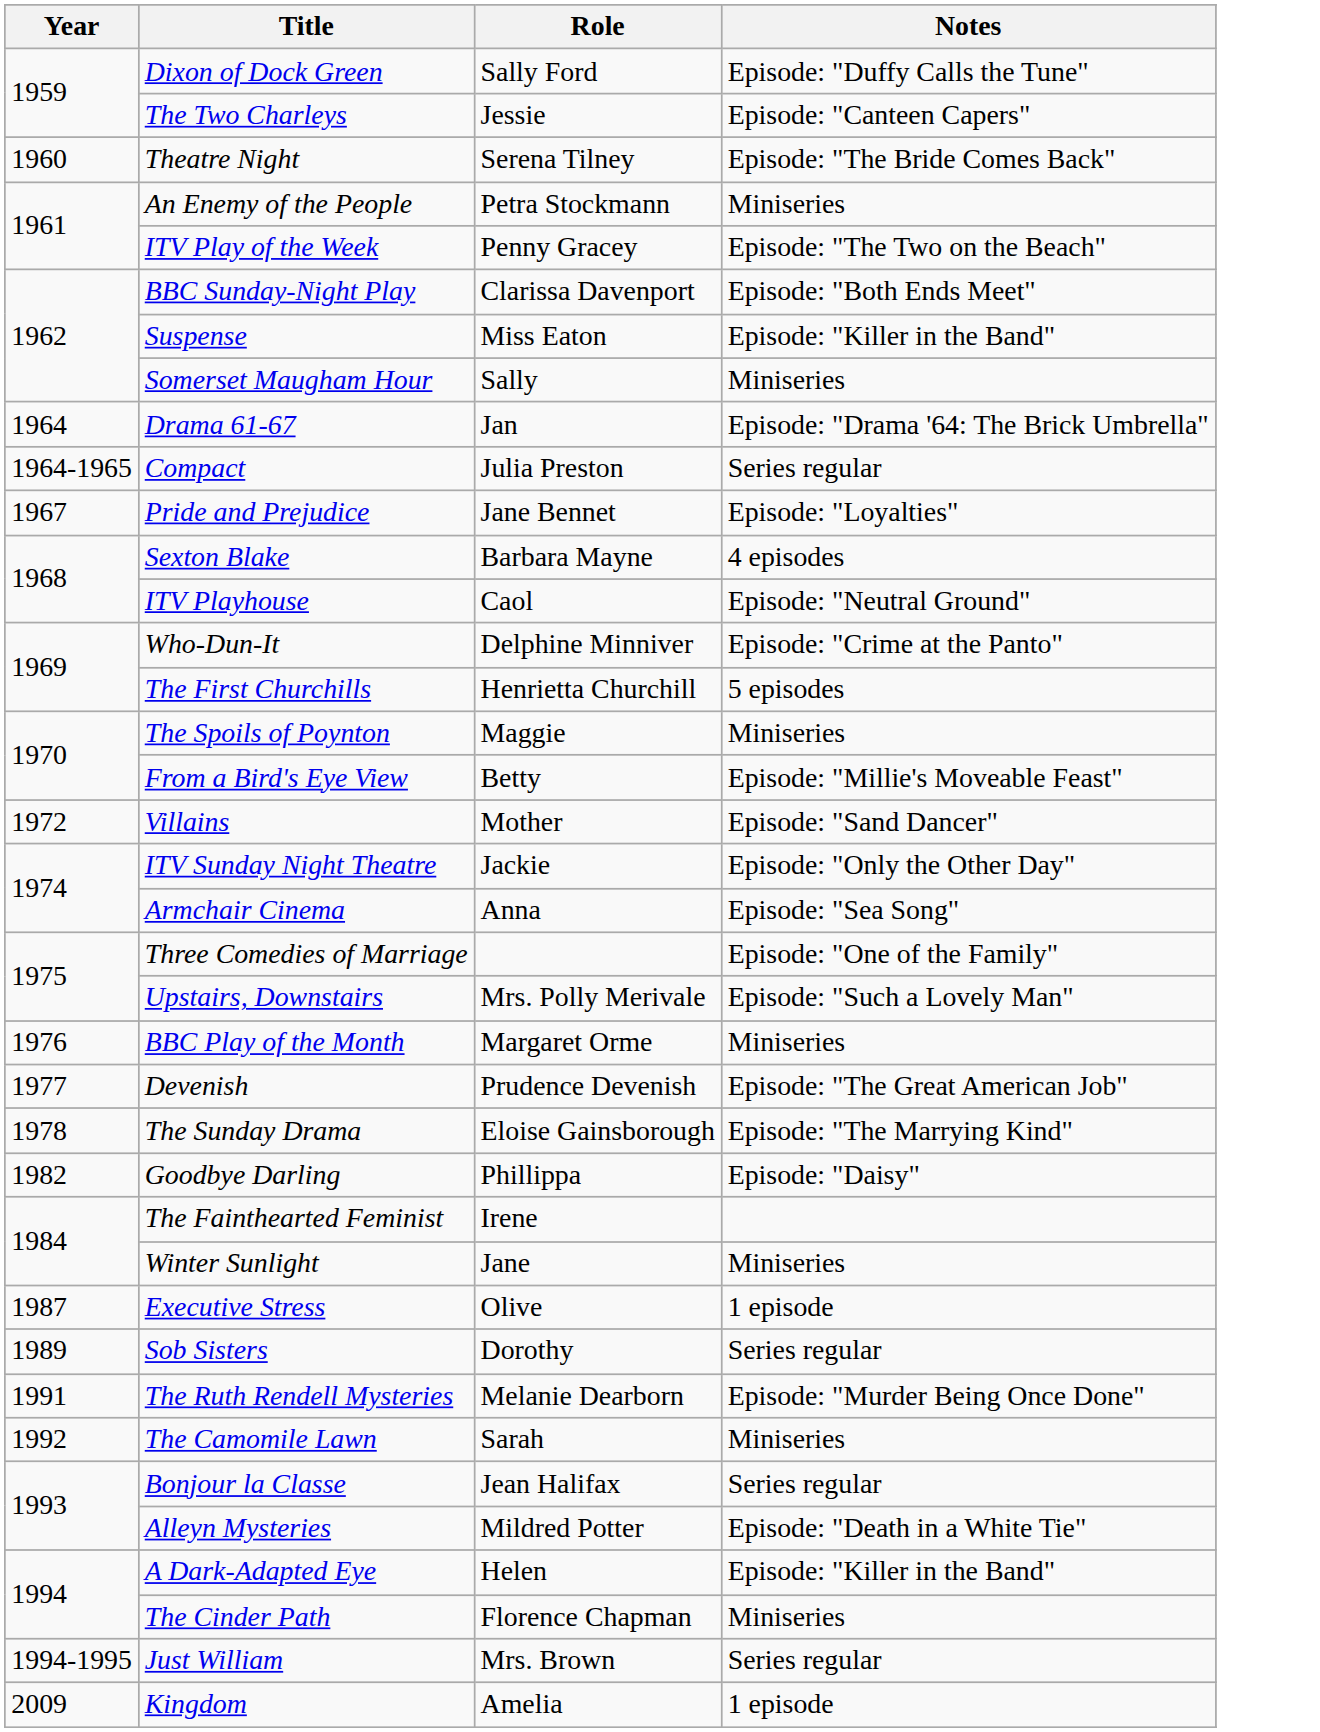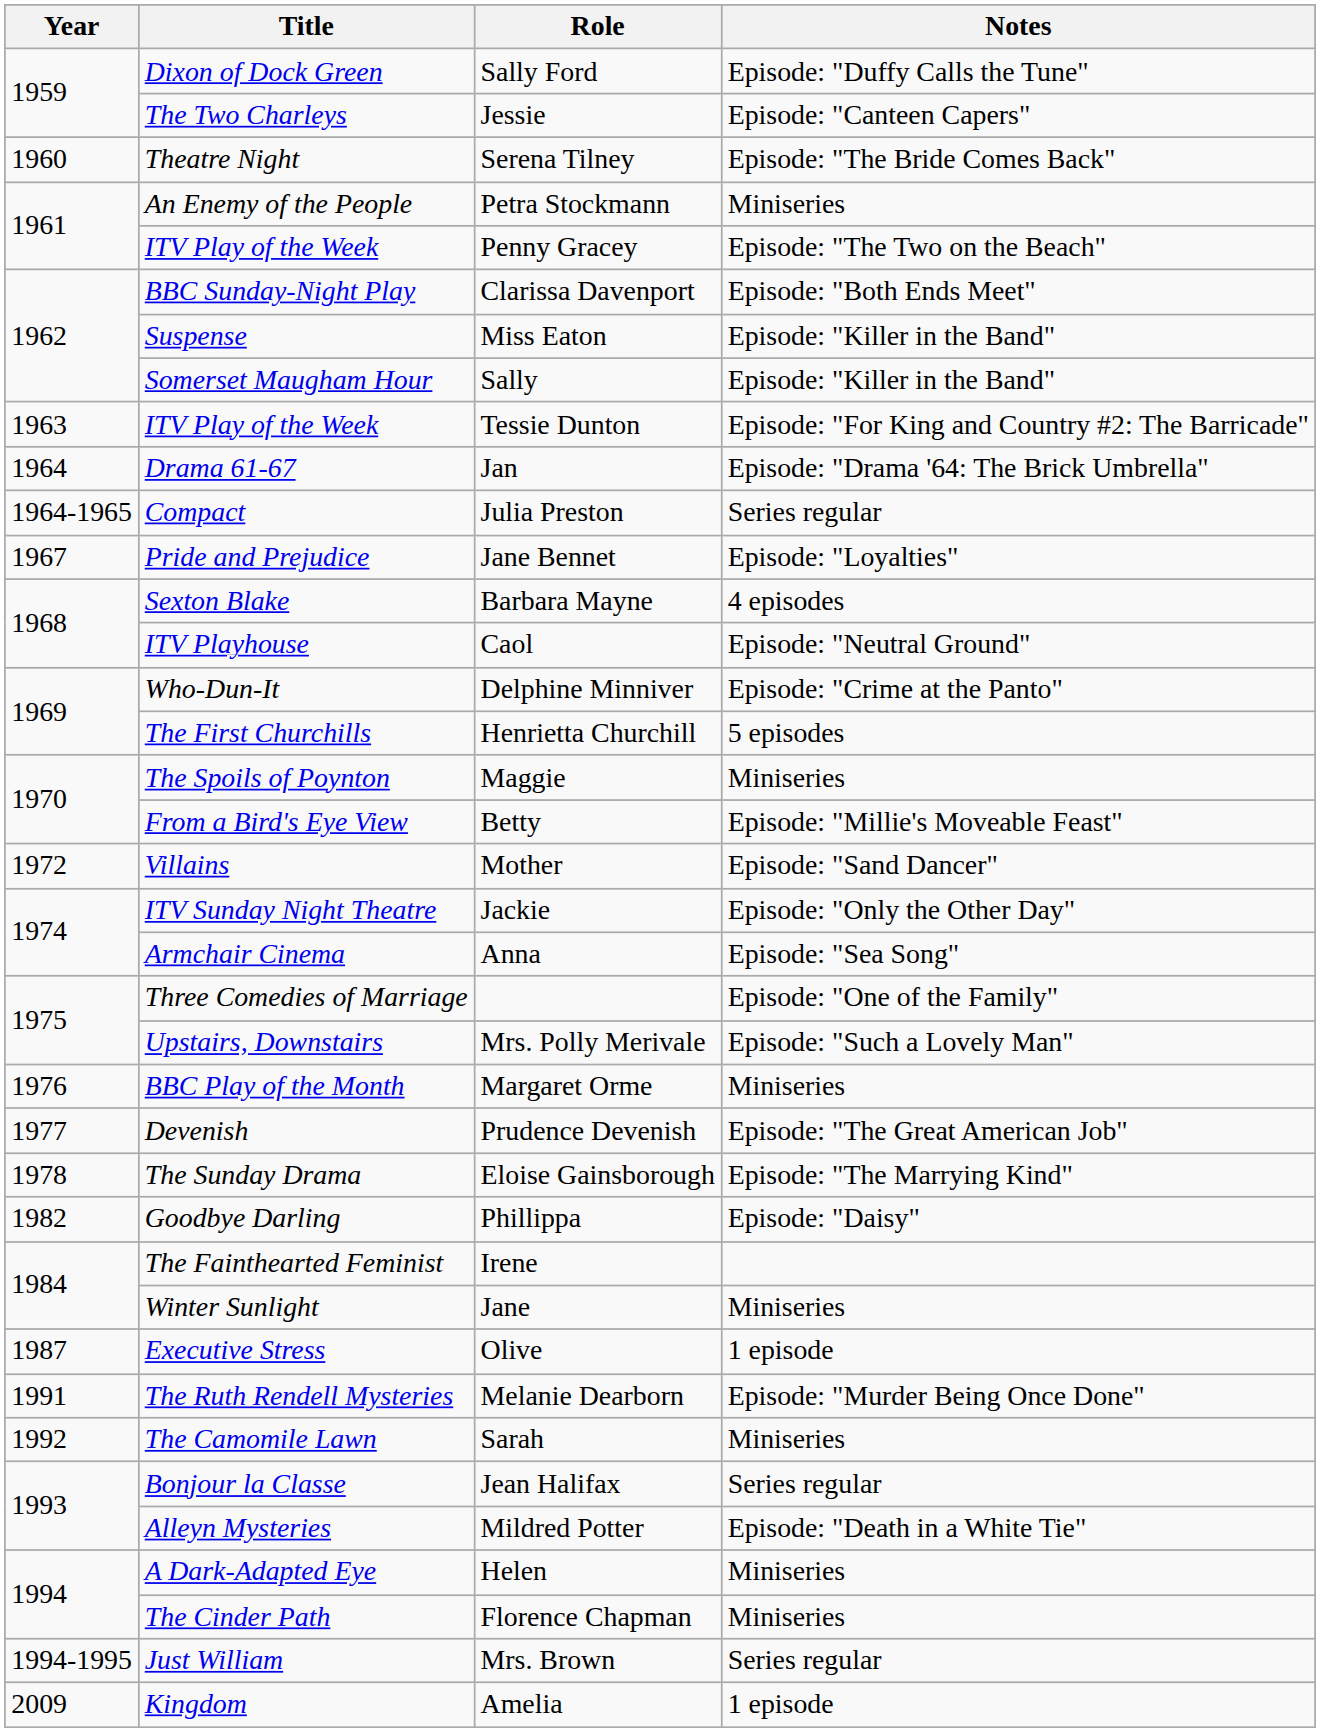(786, 379) Miniseries -> (891, 379) Episode: "Killer in the Band"
+ row: (261, 423)
- row: (206, 1351)
(891, 1571) Episode: "Killer in the Band" -> (786, 1571) Miniseries
